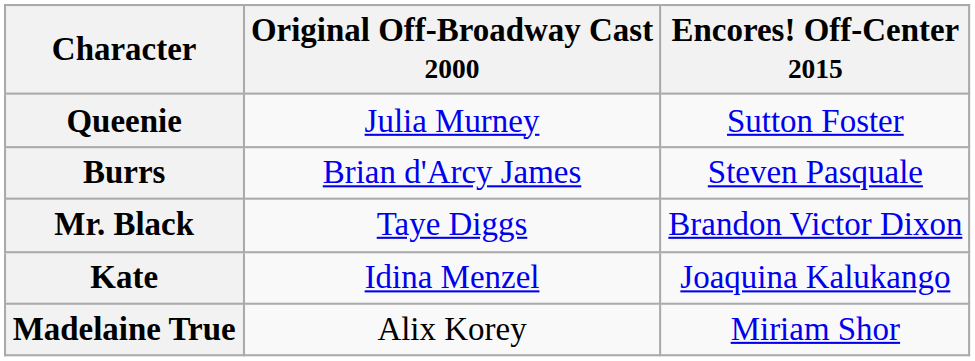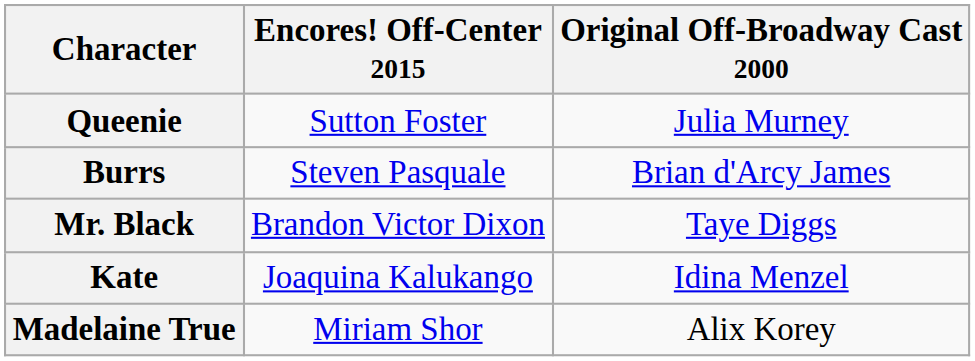columns swapped: (452, 49) <-> (815, 49)
